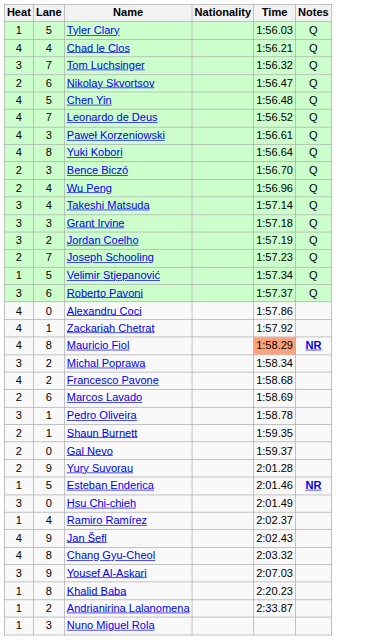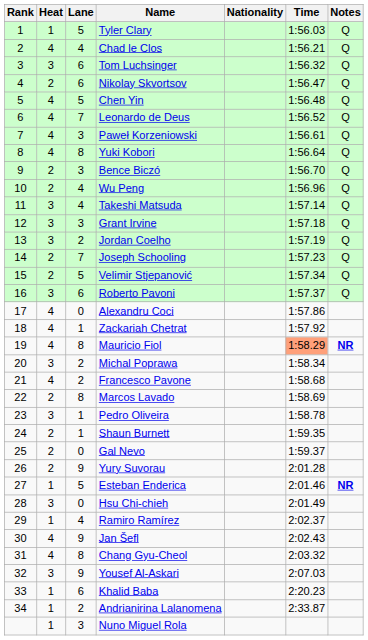+ column: (20, 13)
(49, 65) 7 -> (81, 65) 6
(19, 275) 1 -> (51, 275) 2
(49, 398) 6 -> (81, 398) 8
(49, 591) 8 -> (81, 591) 6
